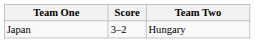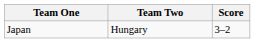columns swapped: (198, 12) <-> (127, 12)
